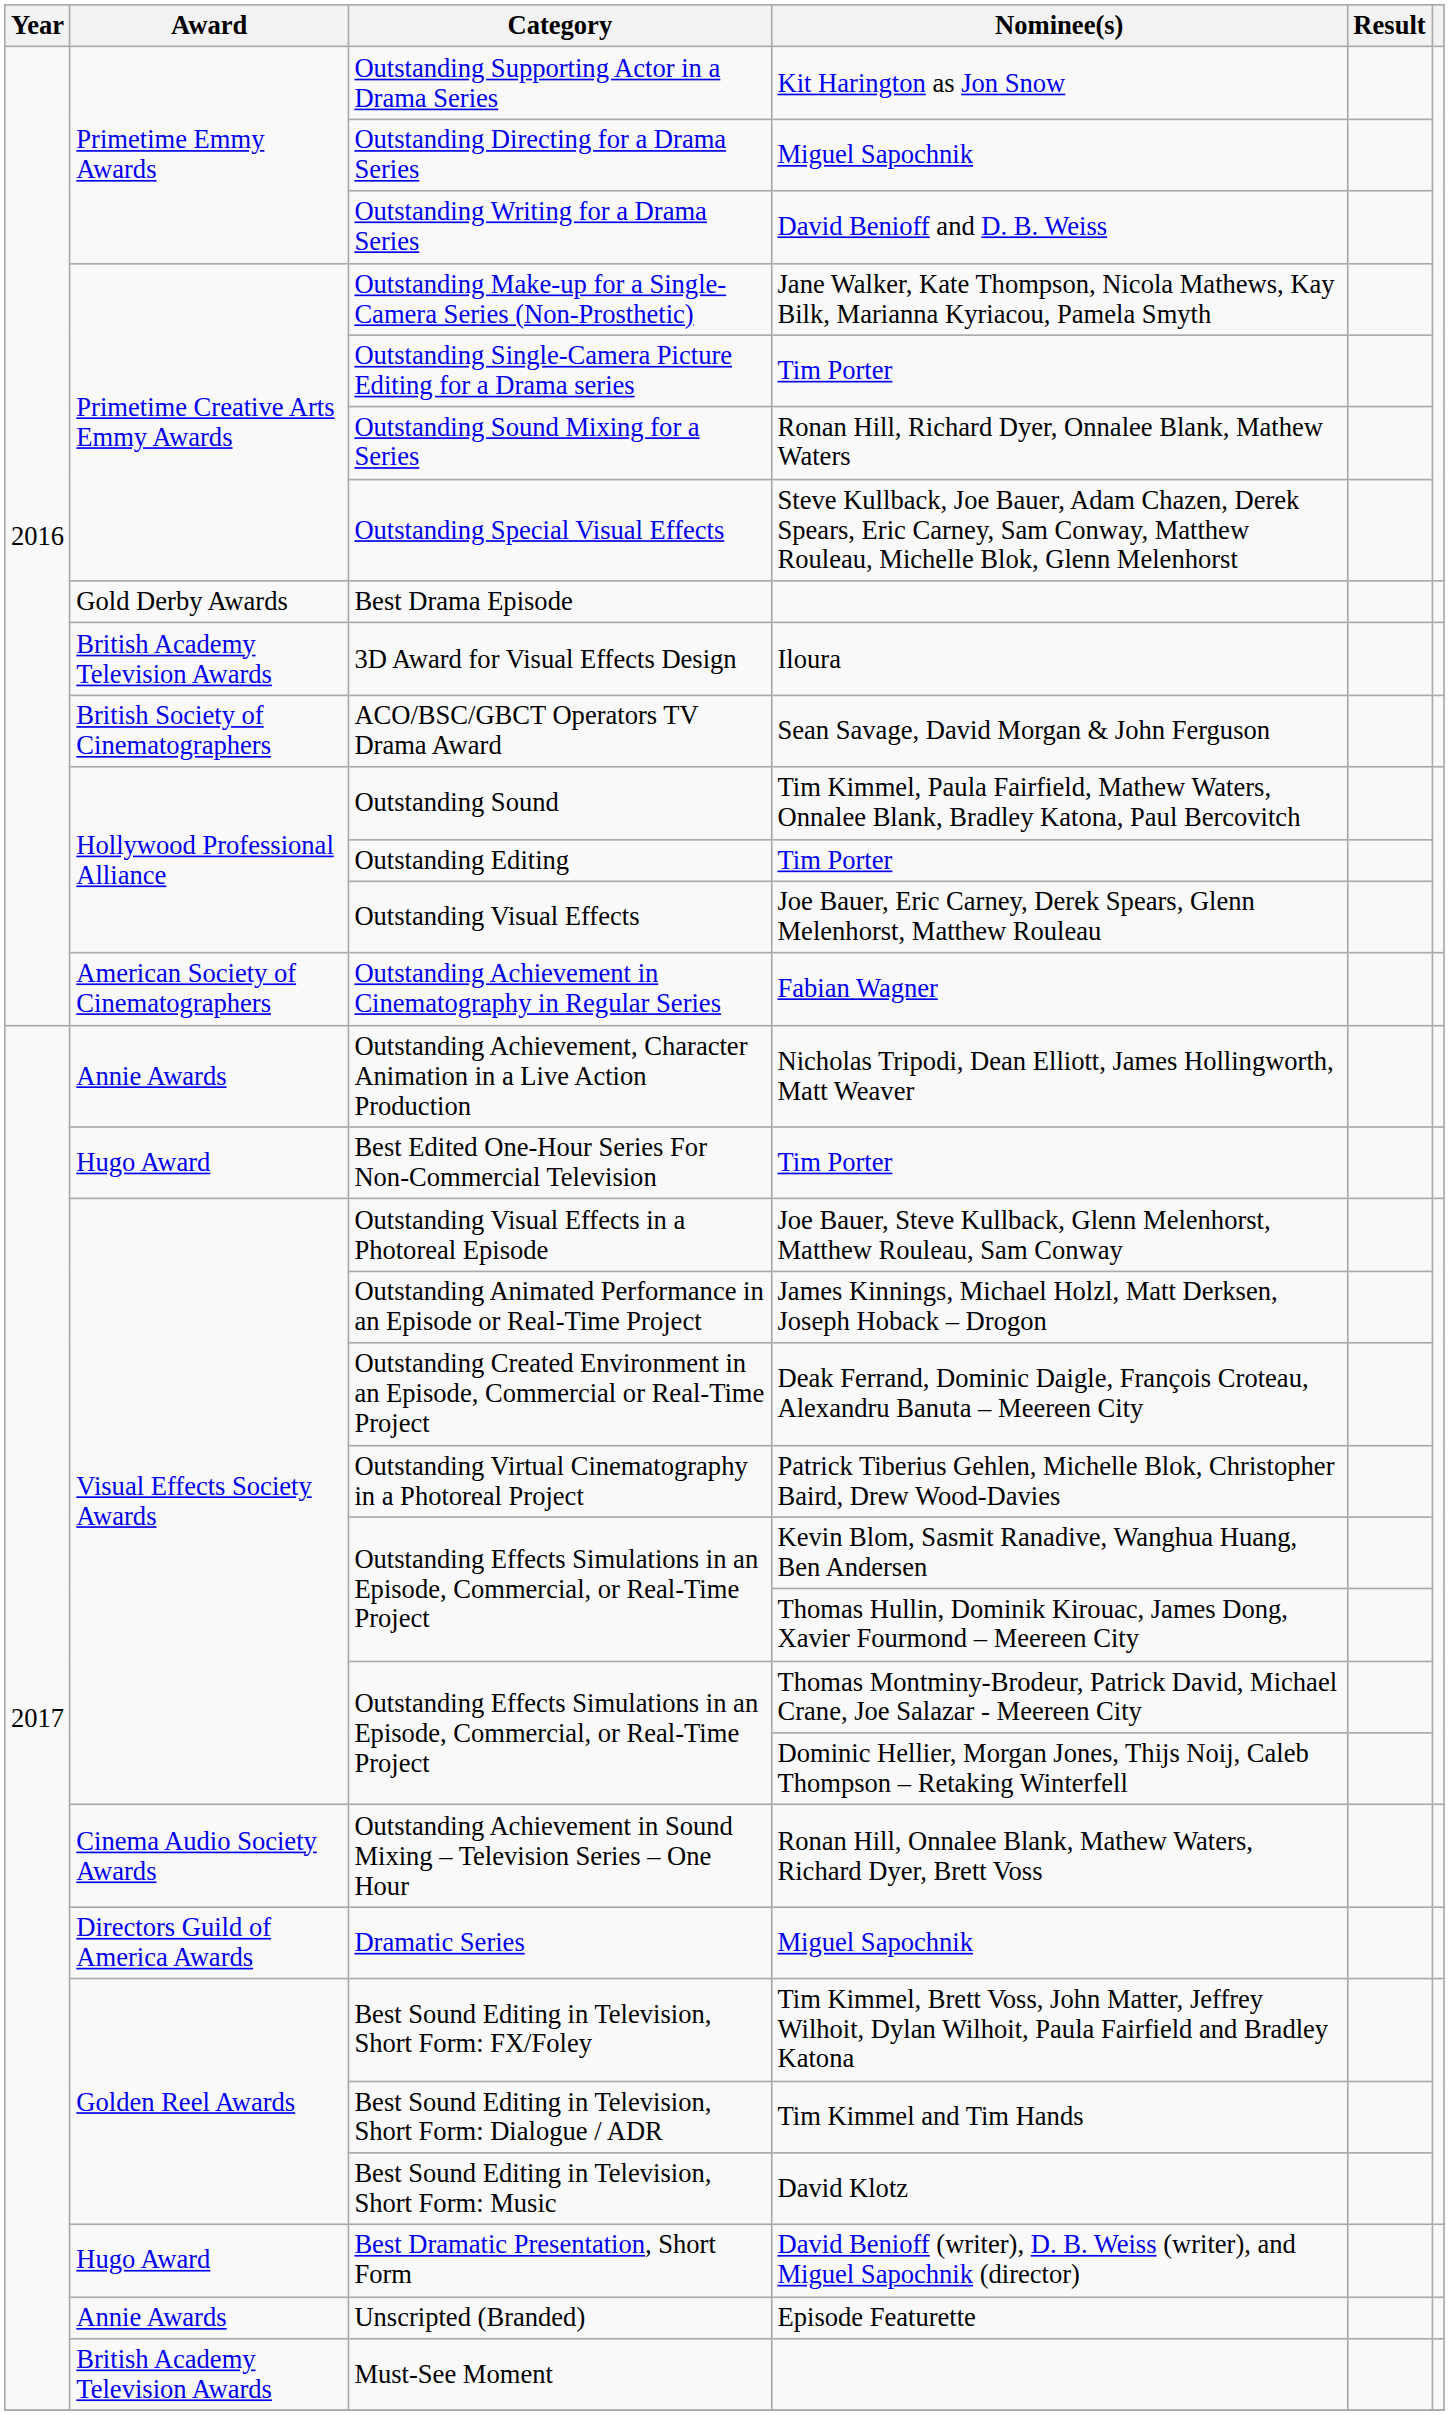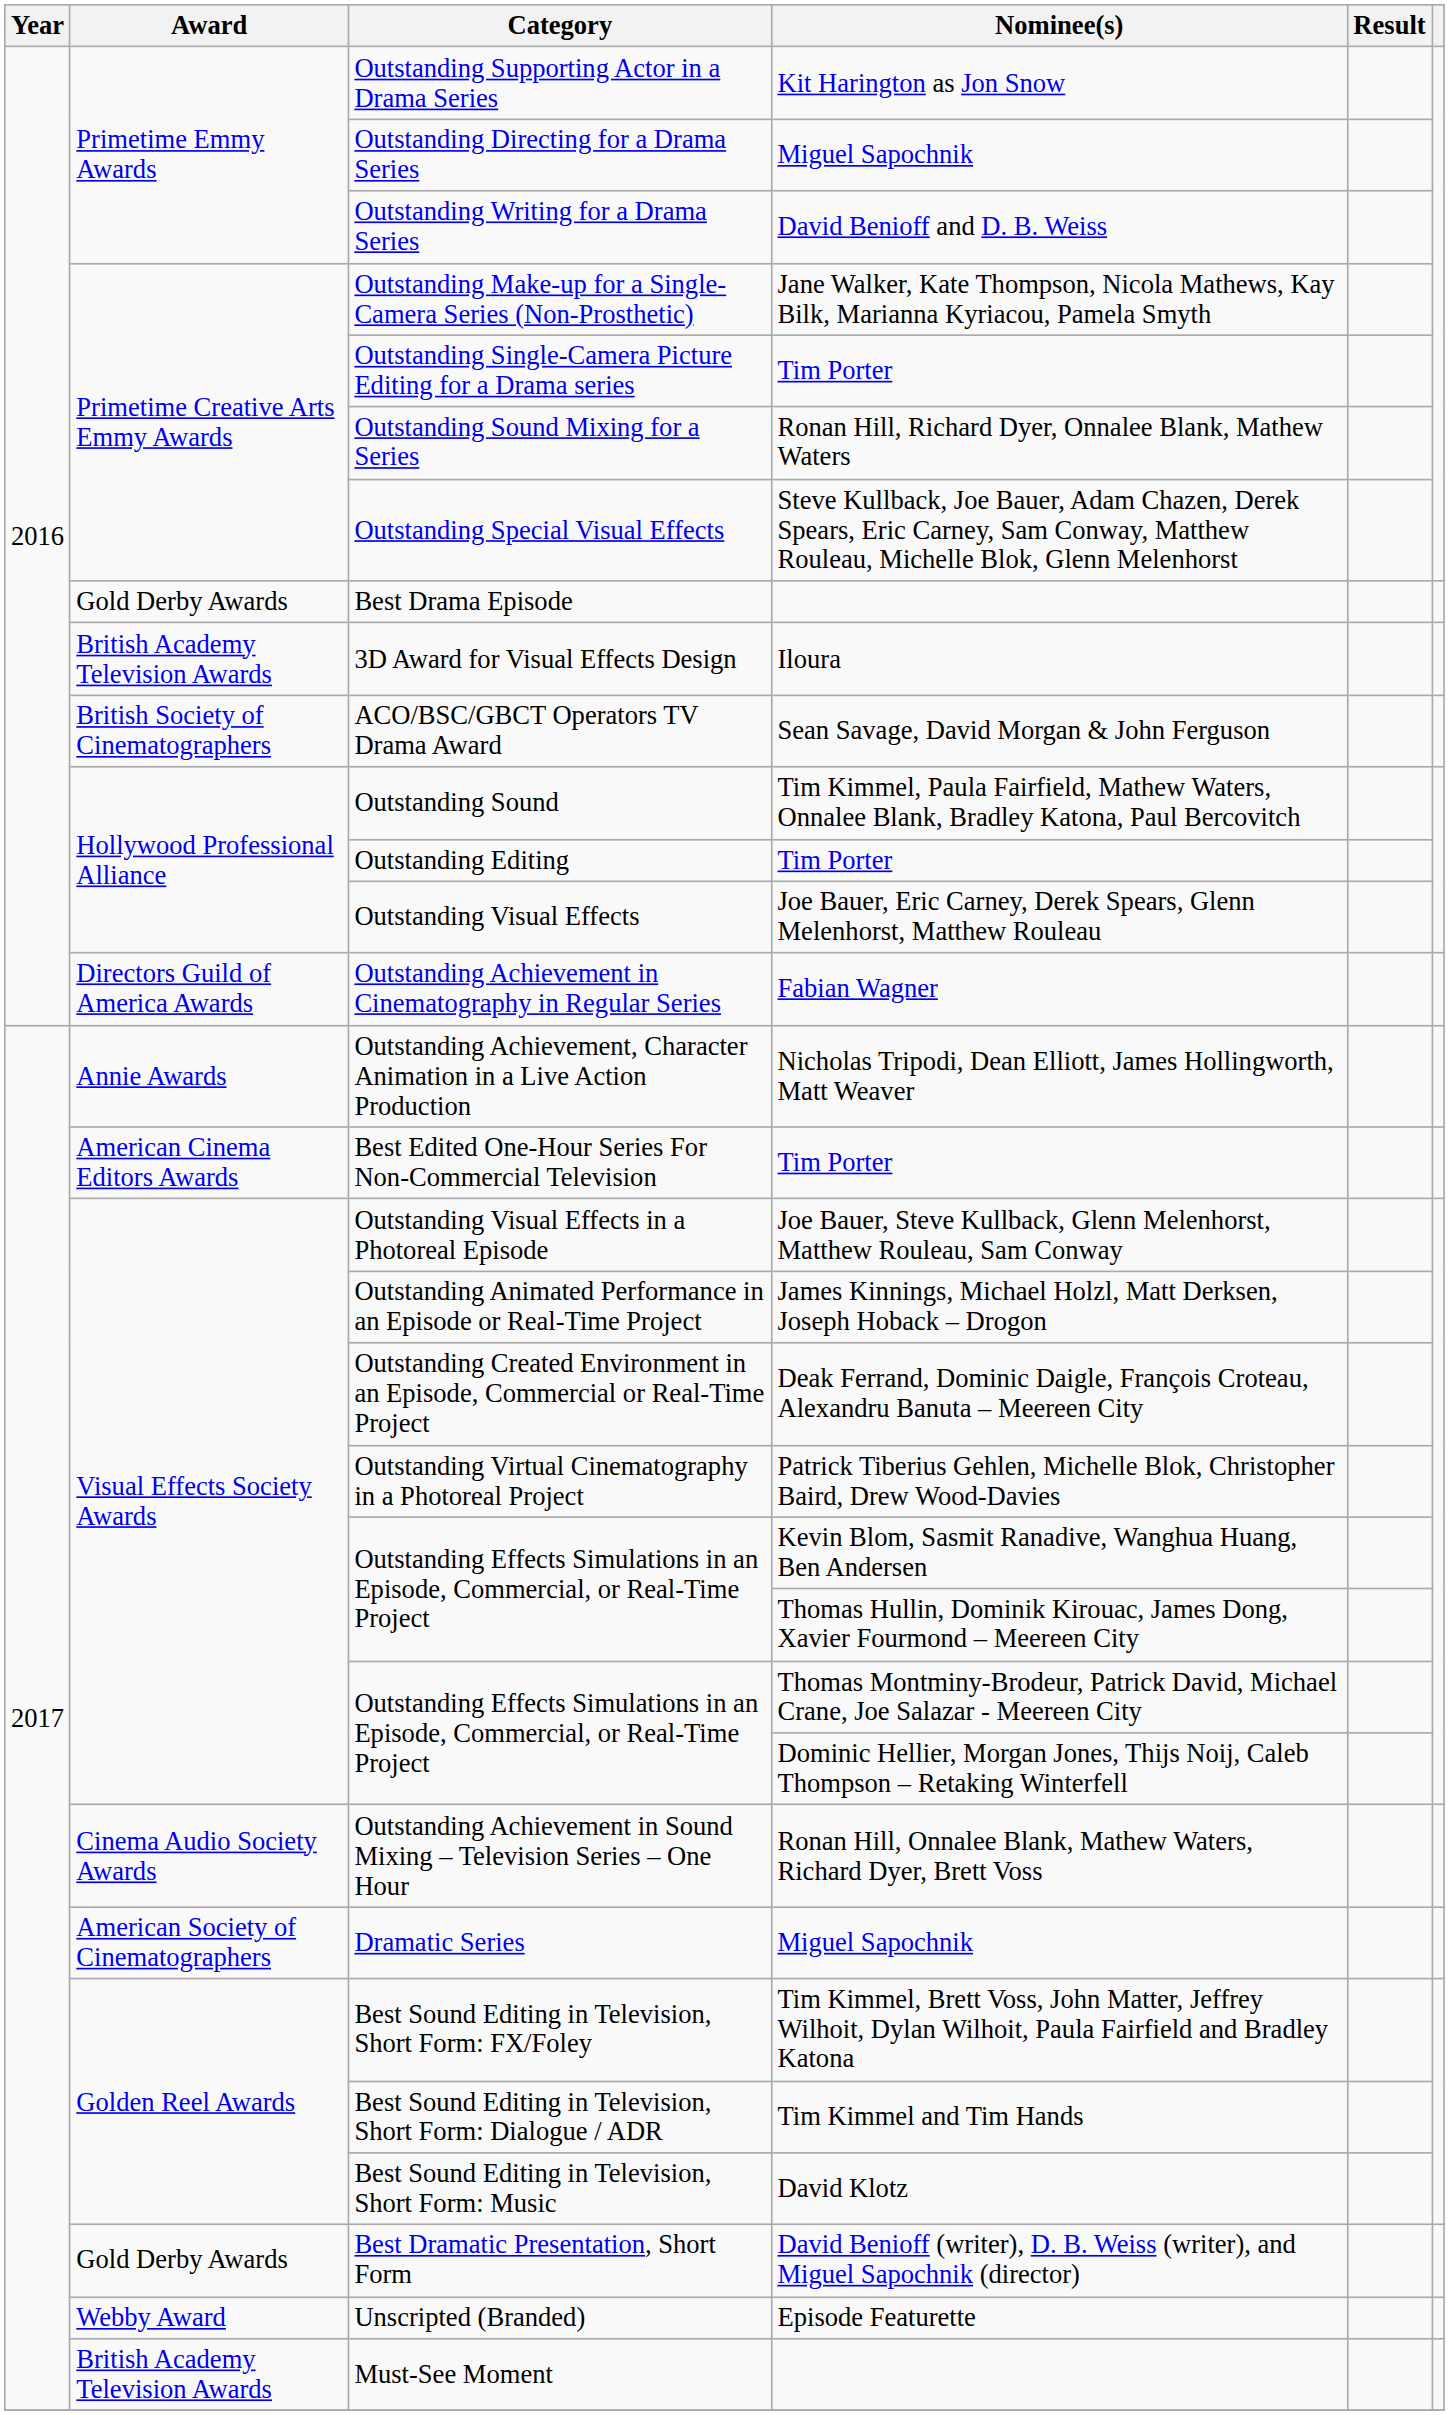(186, 988) American Society of Cinematographers -> (174, 988) Directors Guild of America Awards
(143, 1162) Hugo Award -> (173, 1162) American Cinema Editors Awards
(174, 1942) Directors Guild of America Awards -> (186, 1942) American Society of Cinematographers
(143, 2260) Hugo Award -> (182, 2260) Gold Derby Awards
(151, 2317) Annie Awards -> (151, 2317) Webby Award
